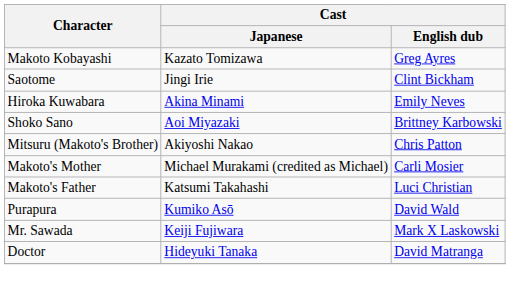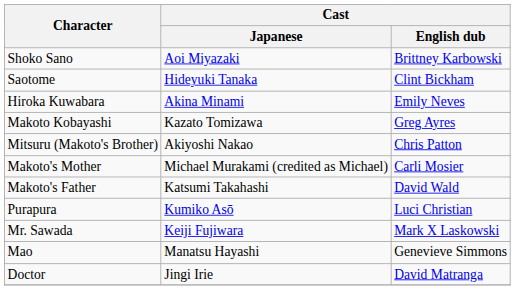rows swapped: (59, 58) <-> (40, 123)
(189, 79) Jingi Irie -> (211, 79) Hideyuki Tanaka
(433, 187) Luci Christian -> (427, 187) David Wald
(427, 209) David Wald -> (433, 209) Luci Christian
+ row: (20, 252)
(211, 252) Hideyuki Tanaka -> (189, 274) Jingi Irie
